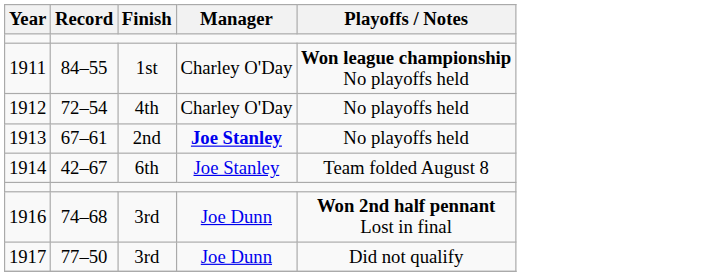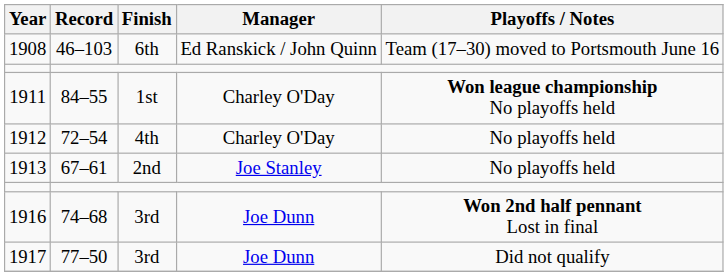+ row: (28, 49)
(236, 138) bold -> (279, 167) normal
- row: (28, 167)
